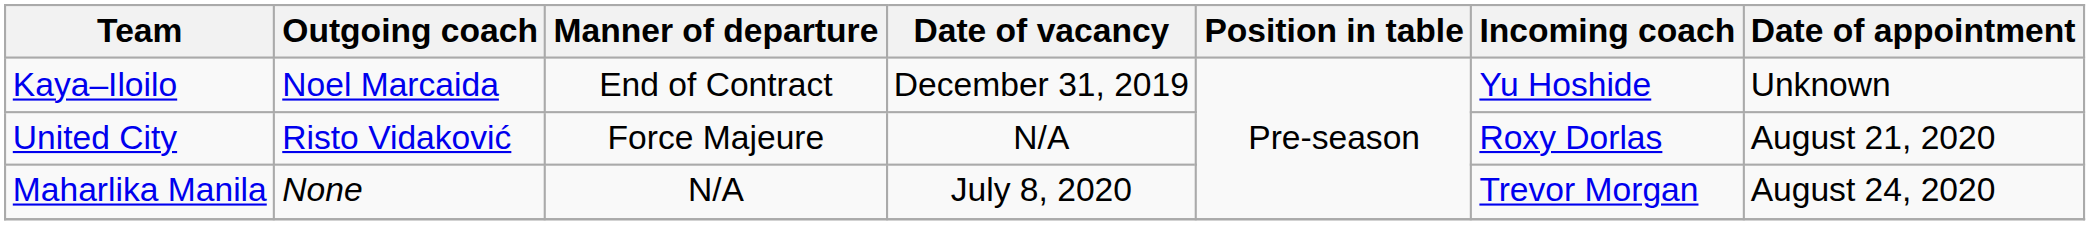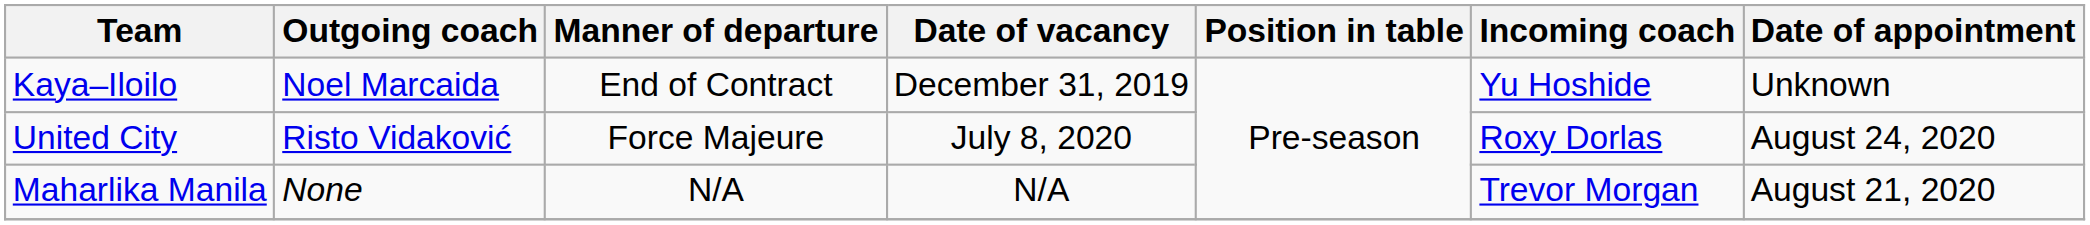(1041, 137) N/A -> (1041, 137) July 8, 2020
(1873, 137) August 21, 2020 -> (1873, 137) August 24, 2020
(1041, 191) July 8, 2020 -> (1041, 191) N/A
(1873, 191) August 24, 2020 -> (1873, 191) August 21, 2020
